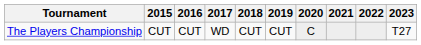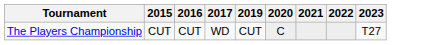- column: (250, 13)
